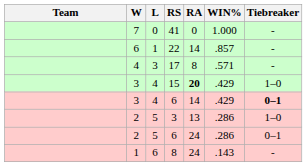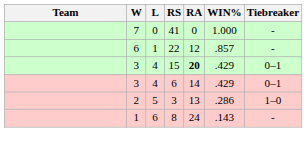(194, 48) 14 -> (194, 48) 12
- row: (136, 65)
(273, 83) 1–0 -> (273, 65) 0–1
(273, 100) bold -> (273, 83) normal
- row: (136, 135)
